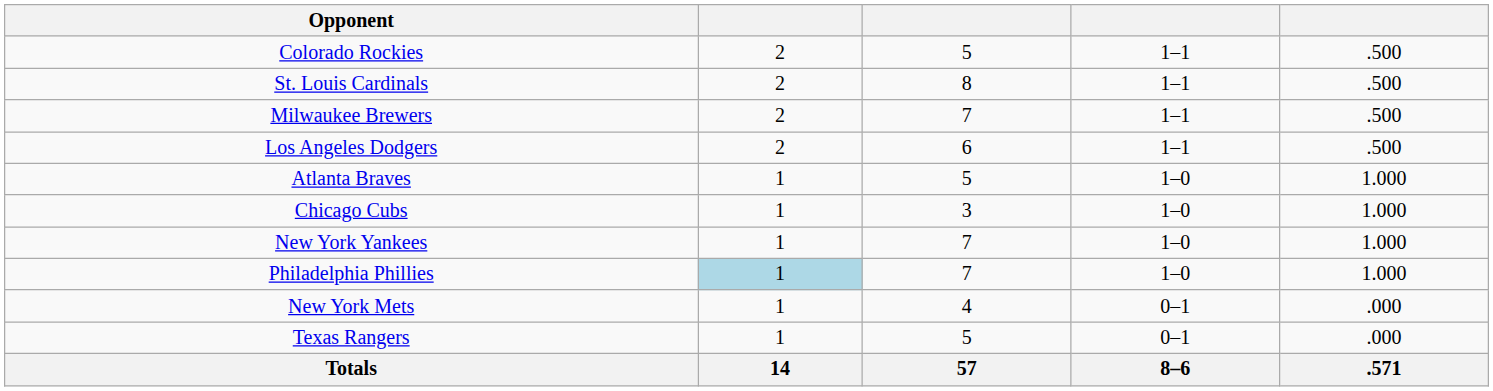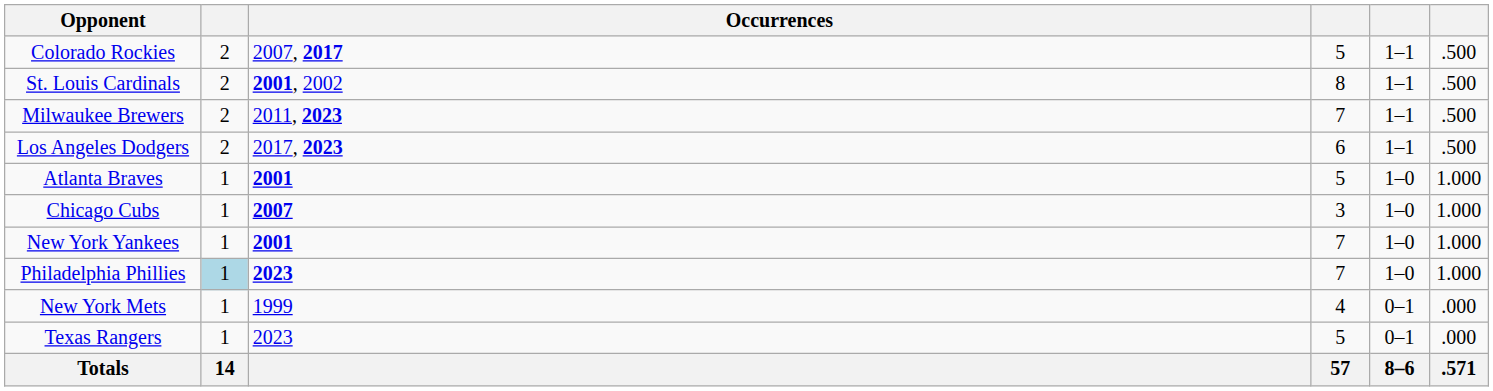+ column: (779, 20)
